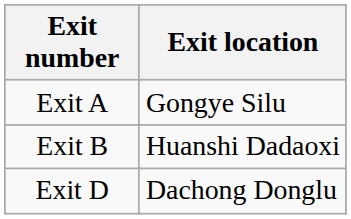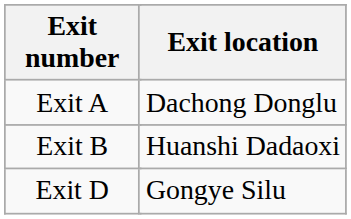(216, 102) Gongye Silu -> (241, 102) Dachong Donglu
(241, 190) Dachong Donglu -> (216, 190) Gongye Silu
